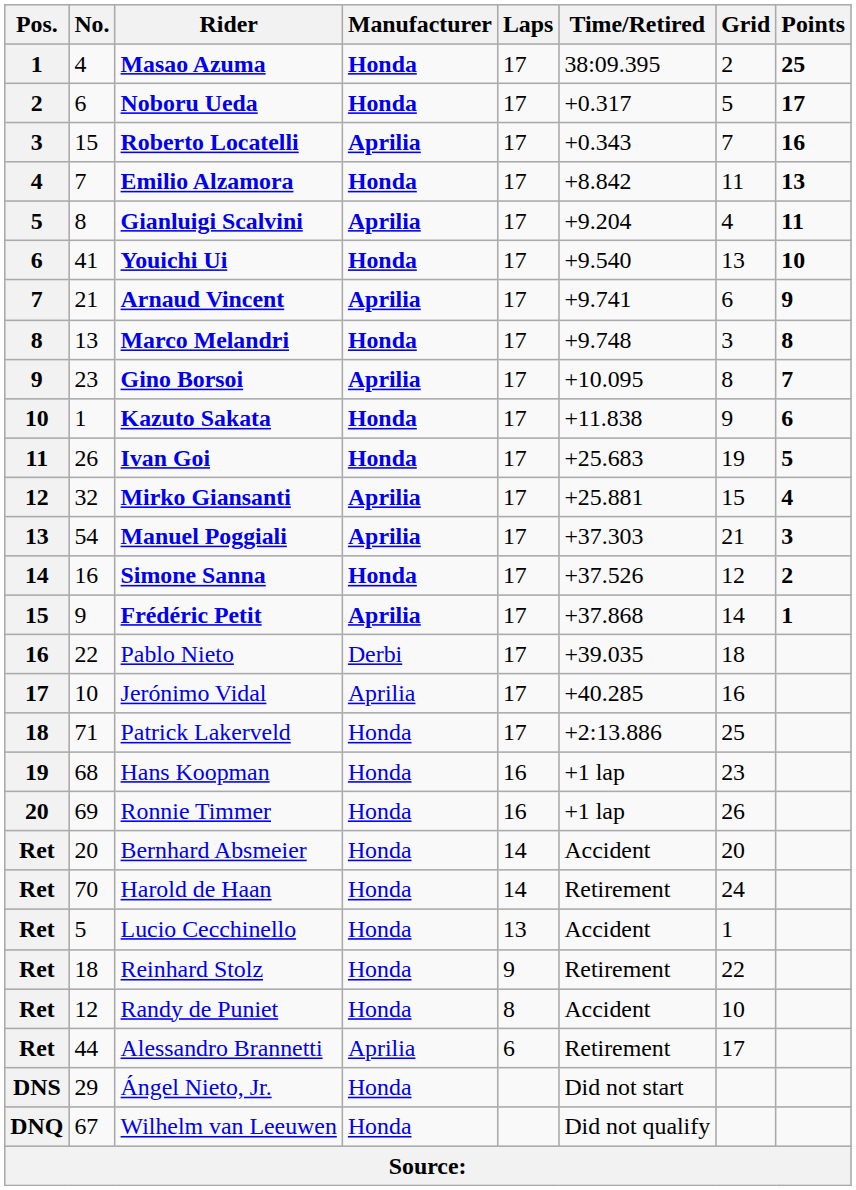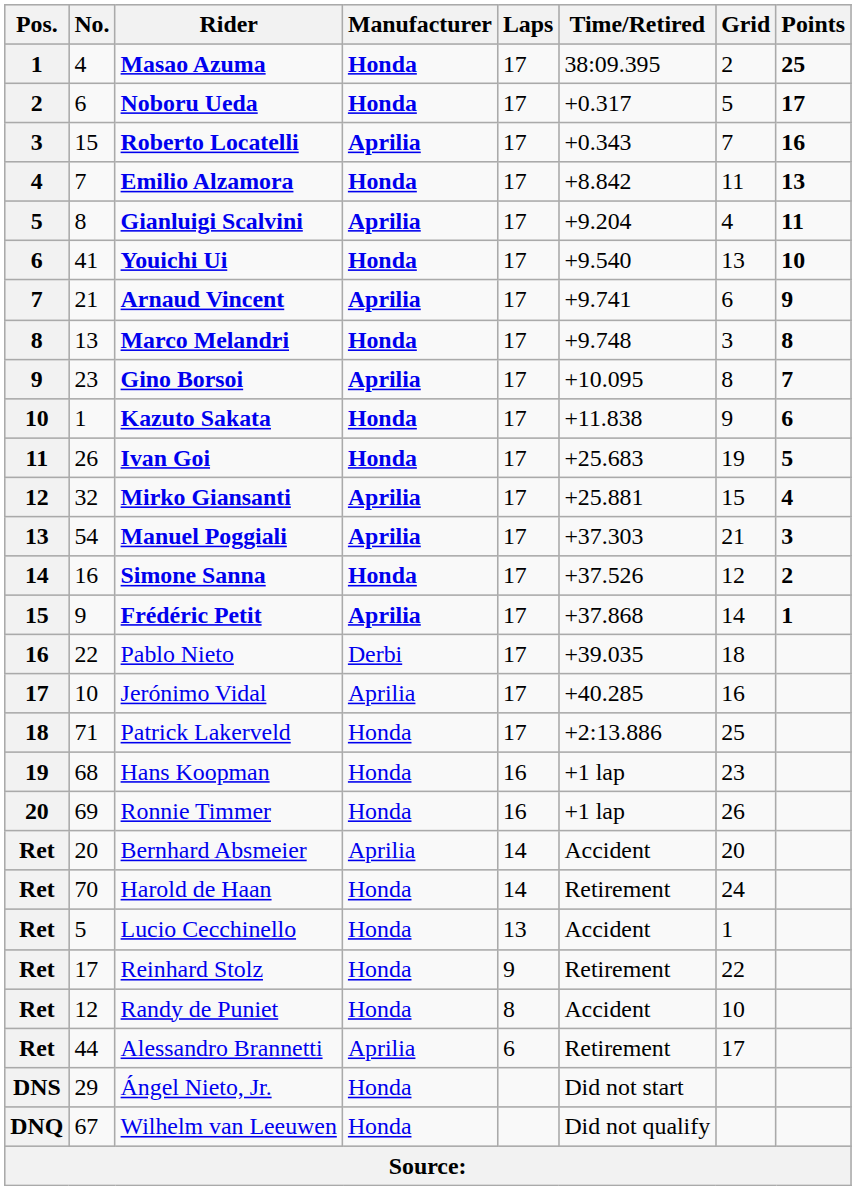(380, 850) Honda -> (382, 850) Aprilia
(86, 968) 18 -> (86, 968) 17
